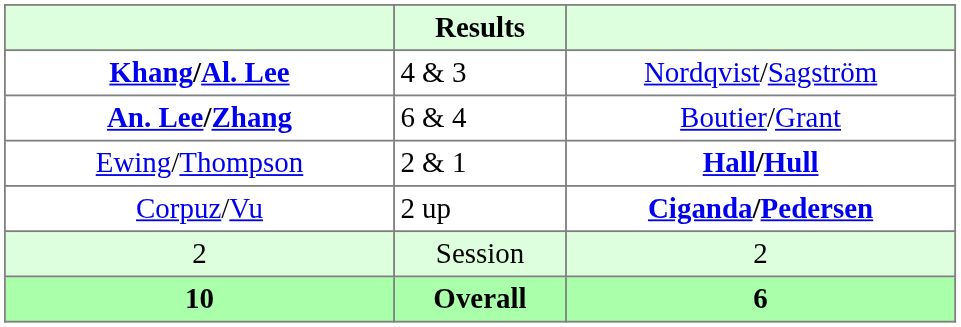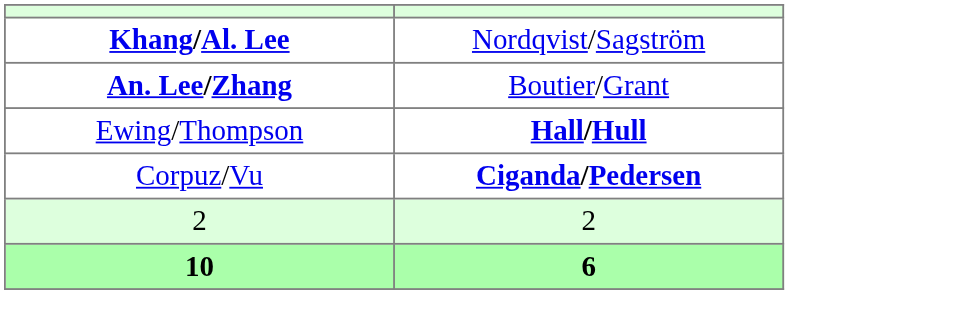- column: (480, 27)
